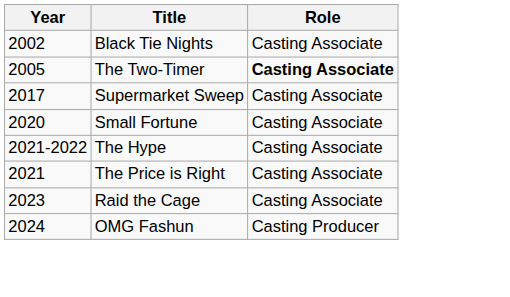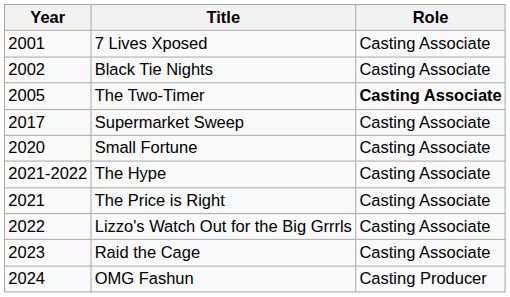+ row: (151, 43)
+ row: (223, 226)
